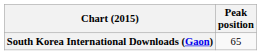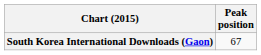(236, 41) 65 -> (236, 41) 67
